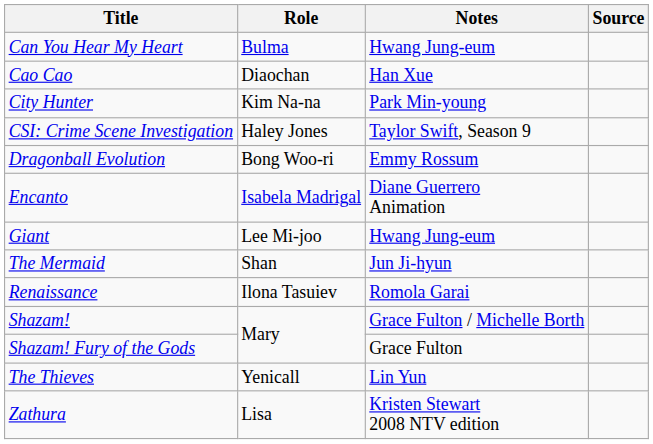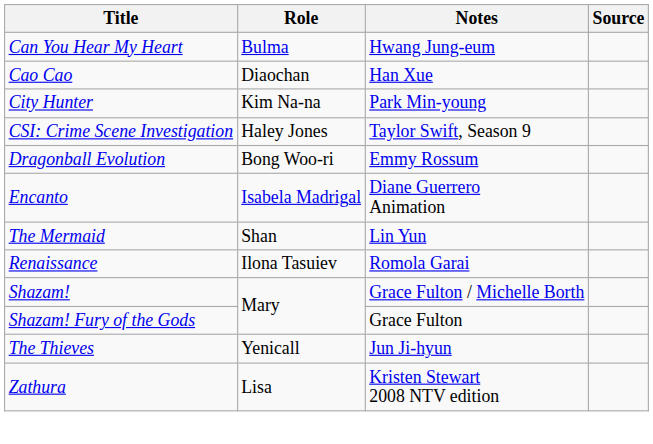- row: (29, 235)
(410, 263) Jun Ji-hyun -> (398, 235) Lin Yun
(398, 376) Lin Yun -> (410, 348) Jun Ji-hyun
